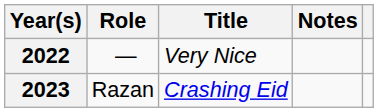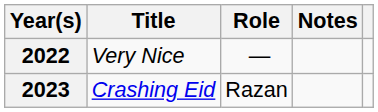columns swapped: (226, 21) <-> (123, 21)
